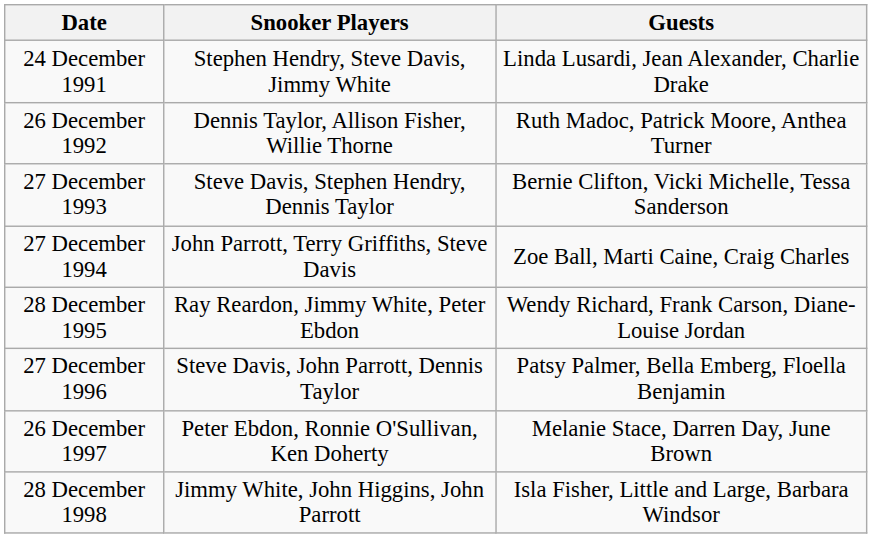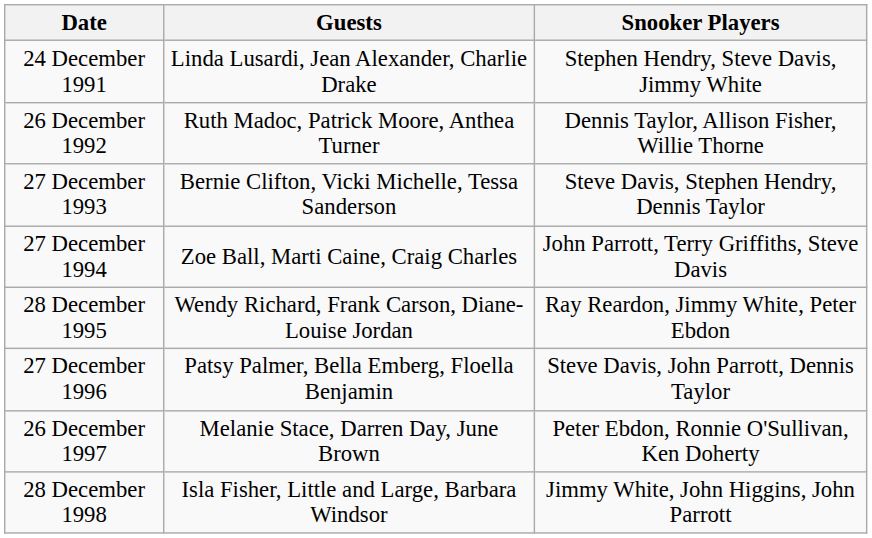columns swapped: (681, 22) <-> (330, 22)
